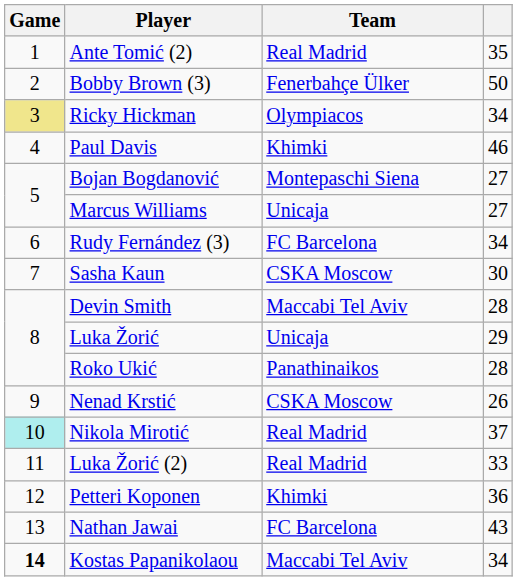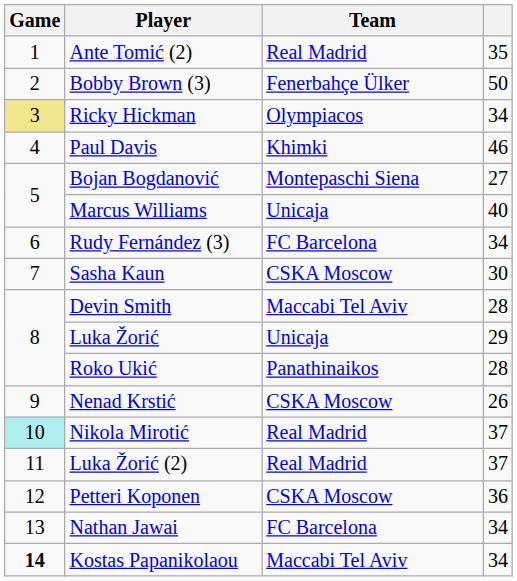(498, 210) 27 -> (498, 210) 40
(498, 464) 33 -> (498, 464) 37
(297, 496) Khimki -> (329, 496) CSKA Moscow
(498, 527) 43 -> (498, 527) 34
